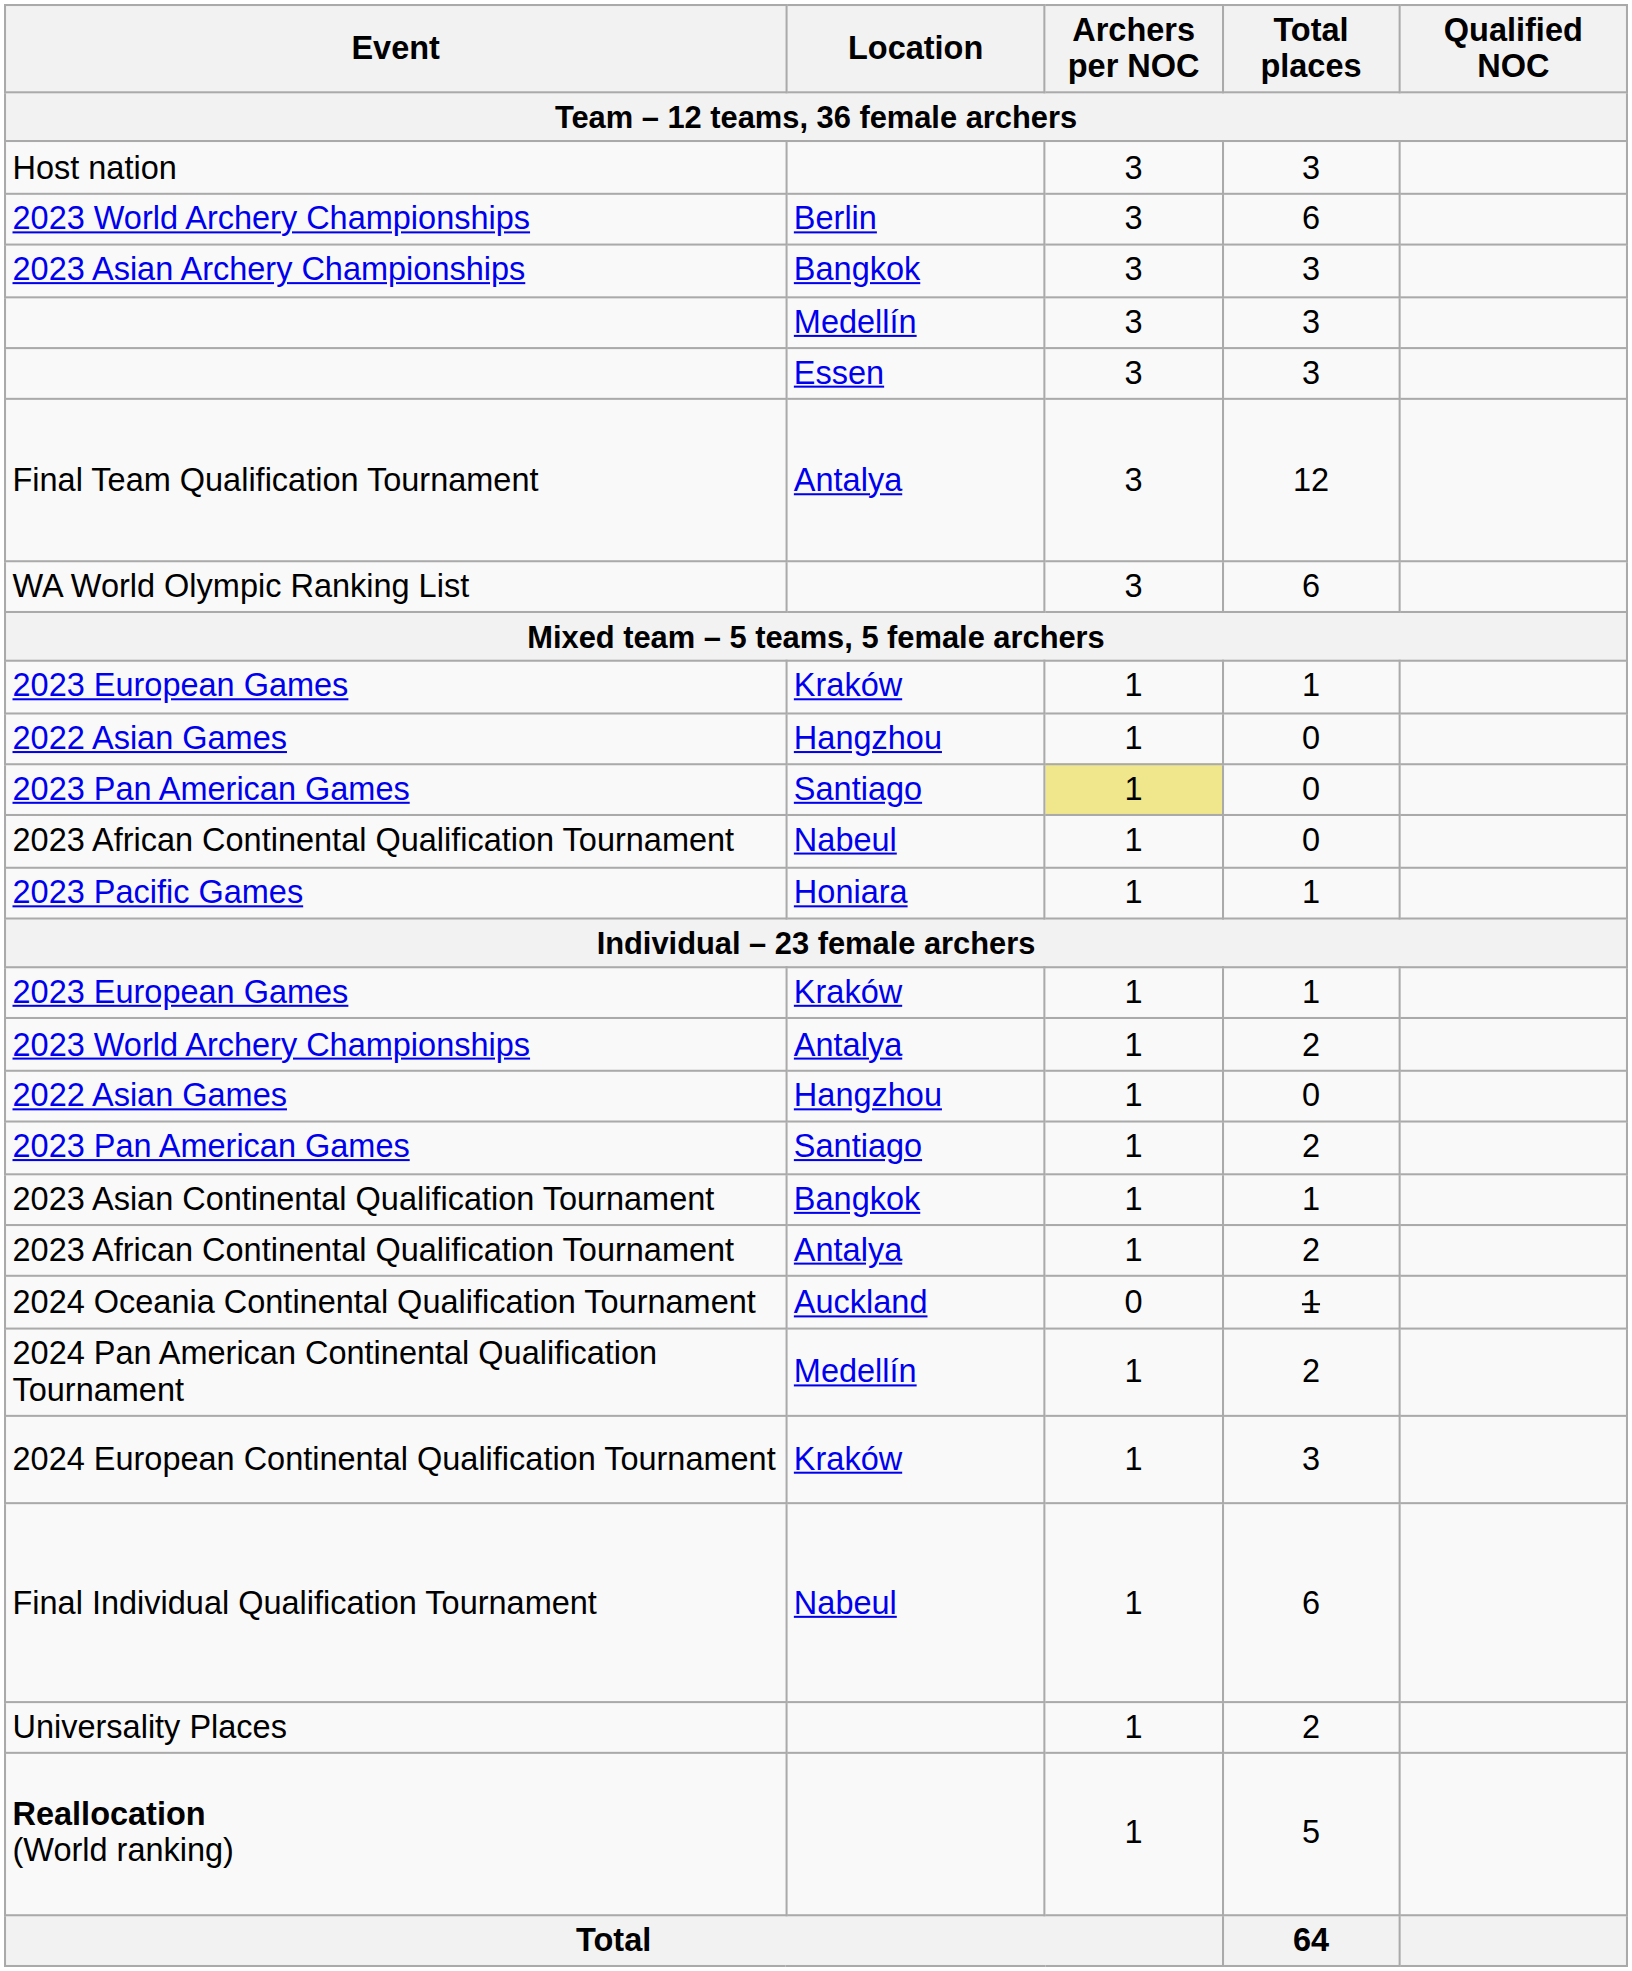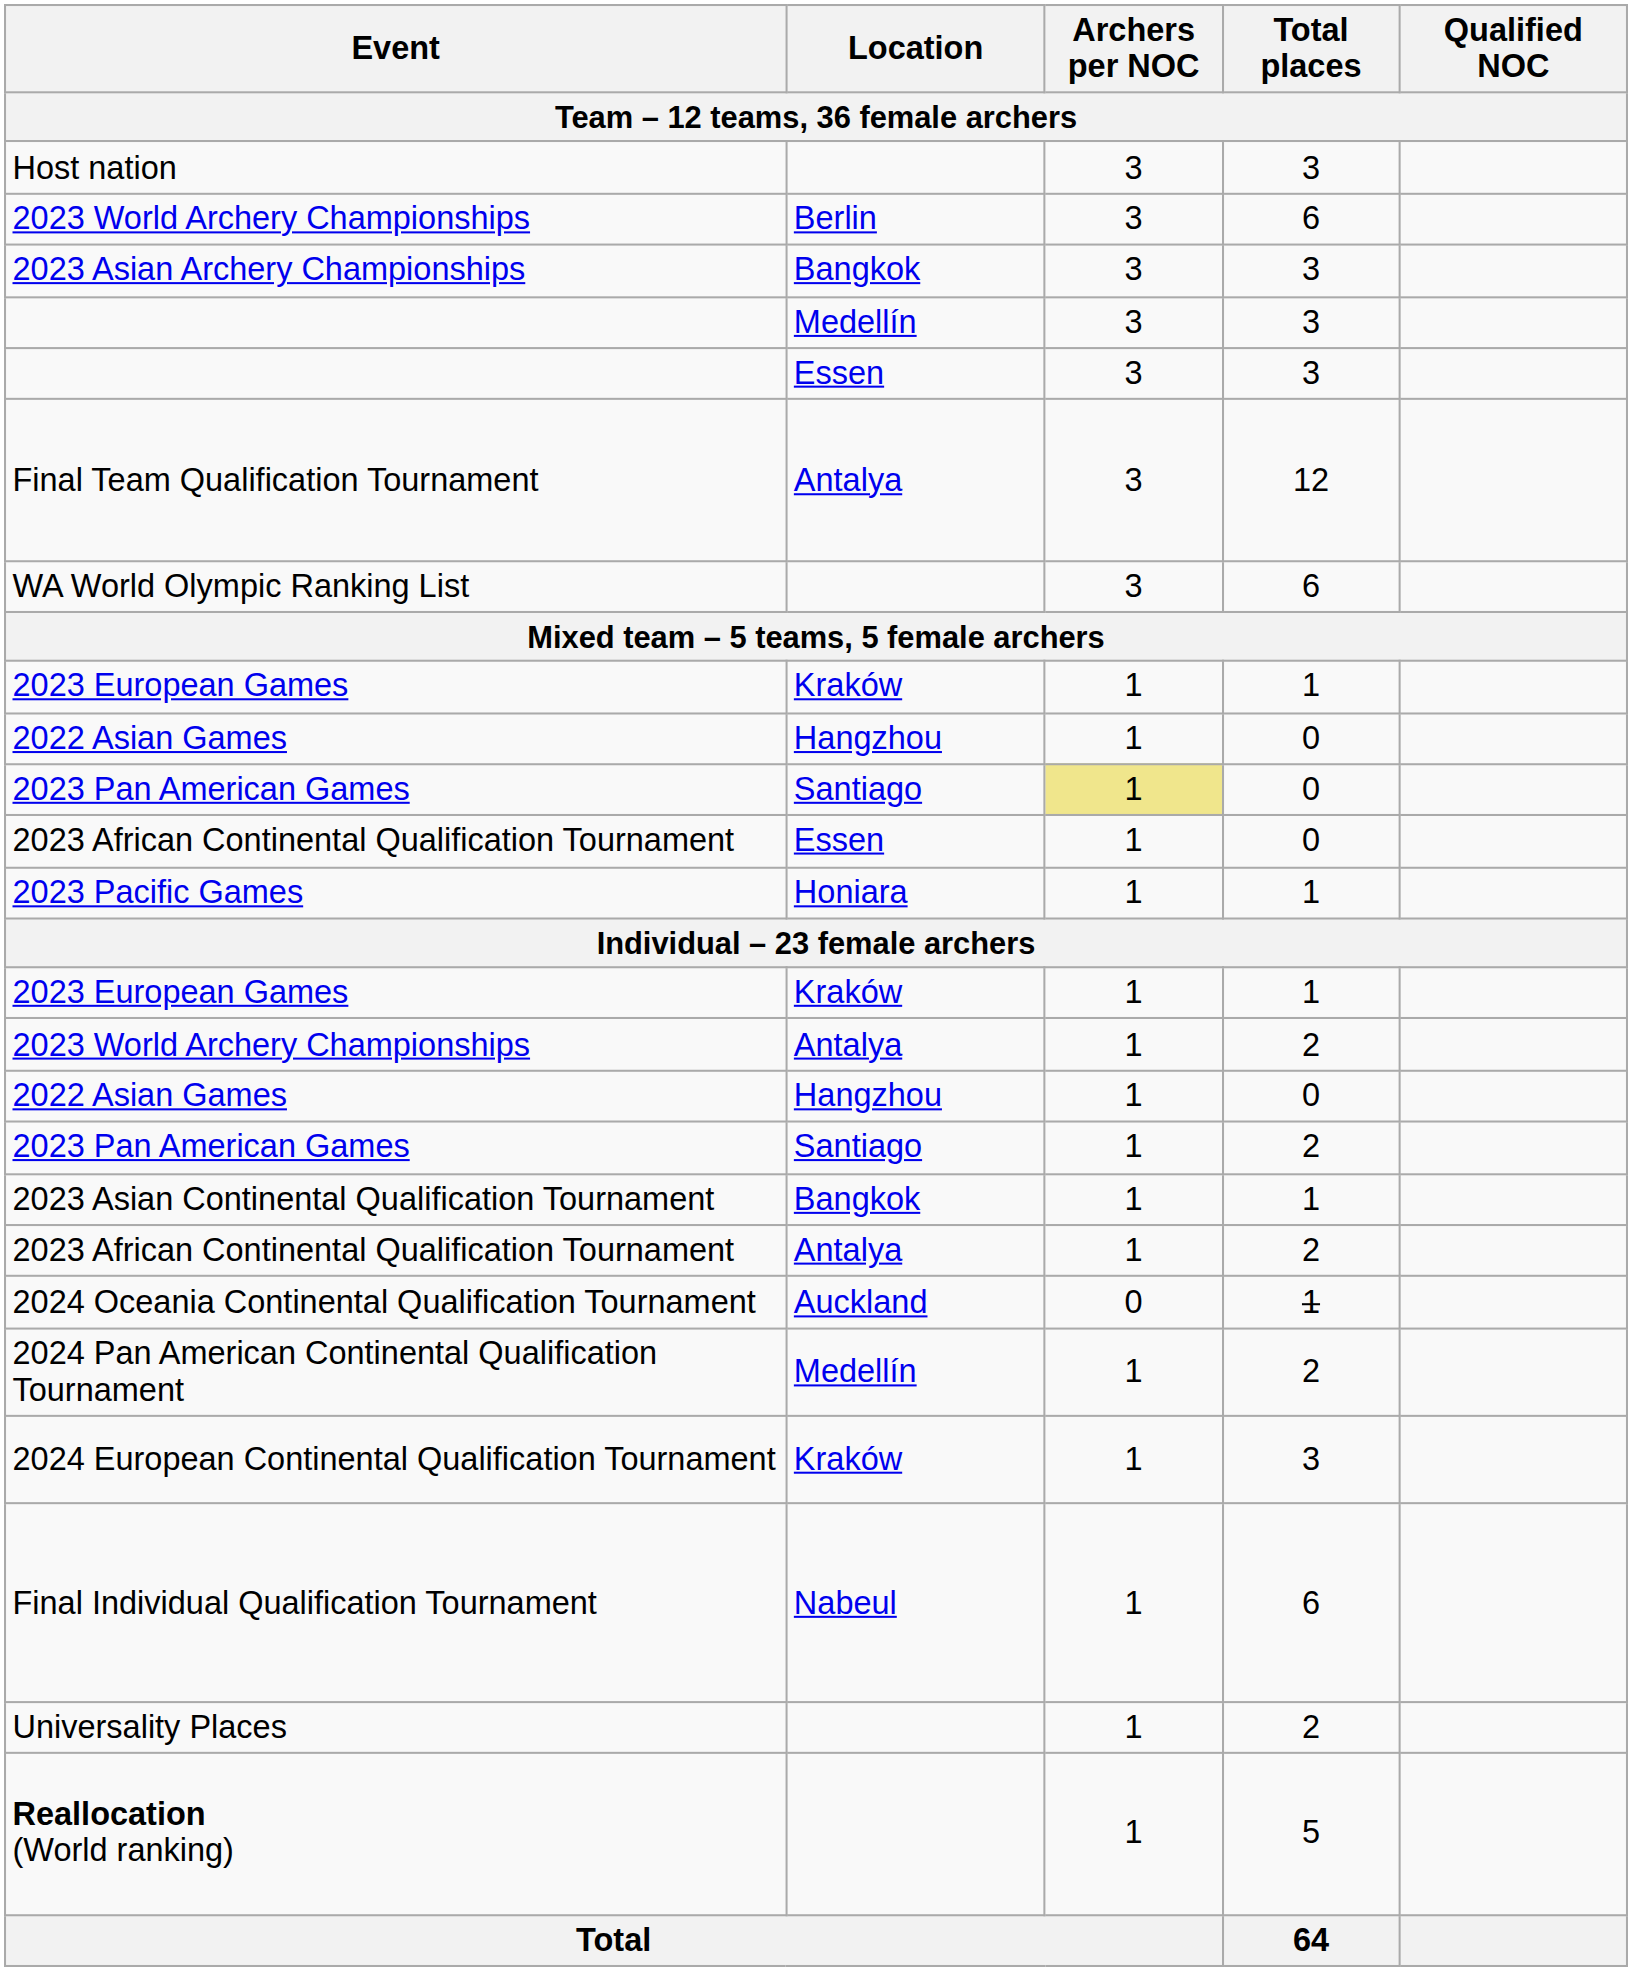(845, 840) Nabeul -> (839, 840) Essen
